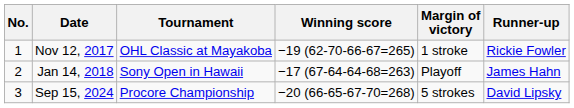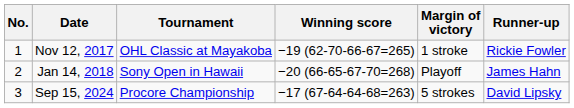(346, 72) −17 (67-64-64-68=263) -> (346, 72) −20 (66-65-67-70=268)
(346, 93) −20 (66-65-67-70=268) -> (346, 93) −17 (67-64-64-68=263)
